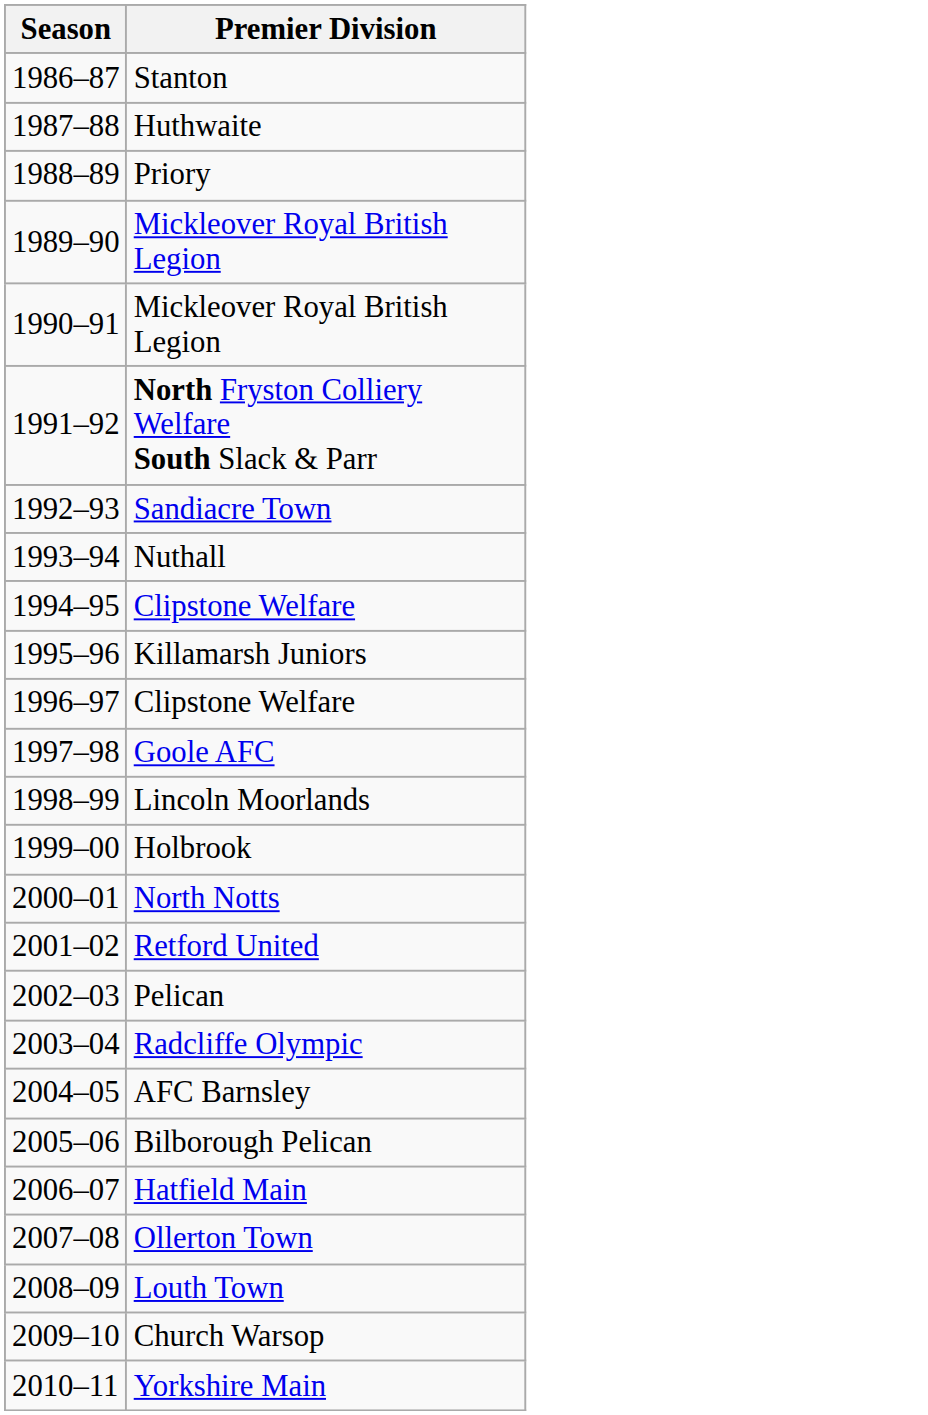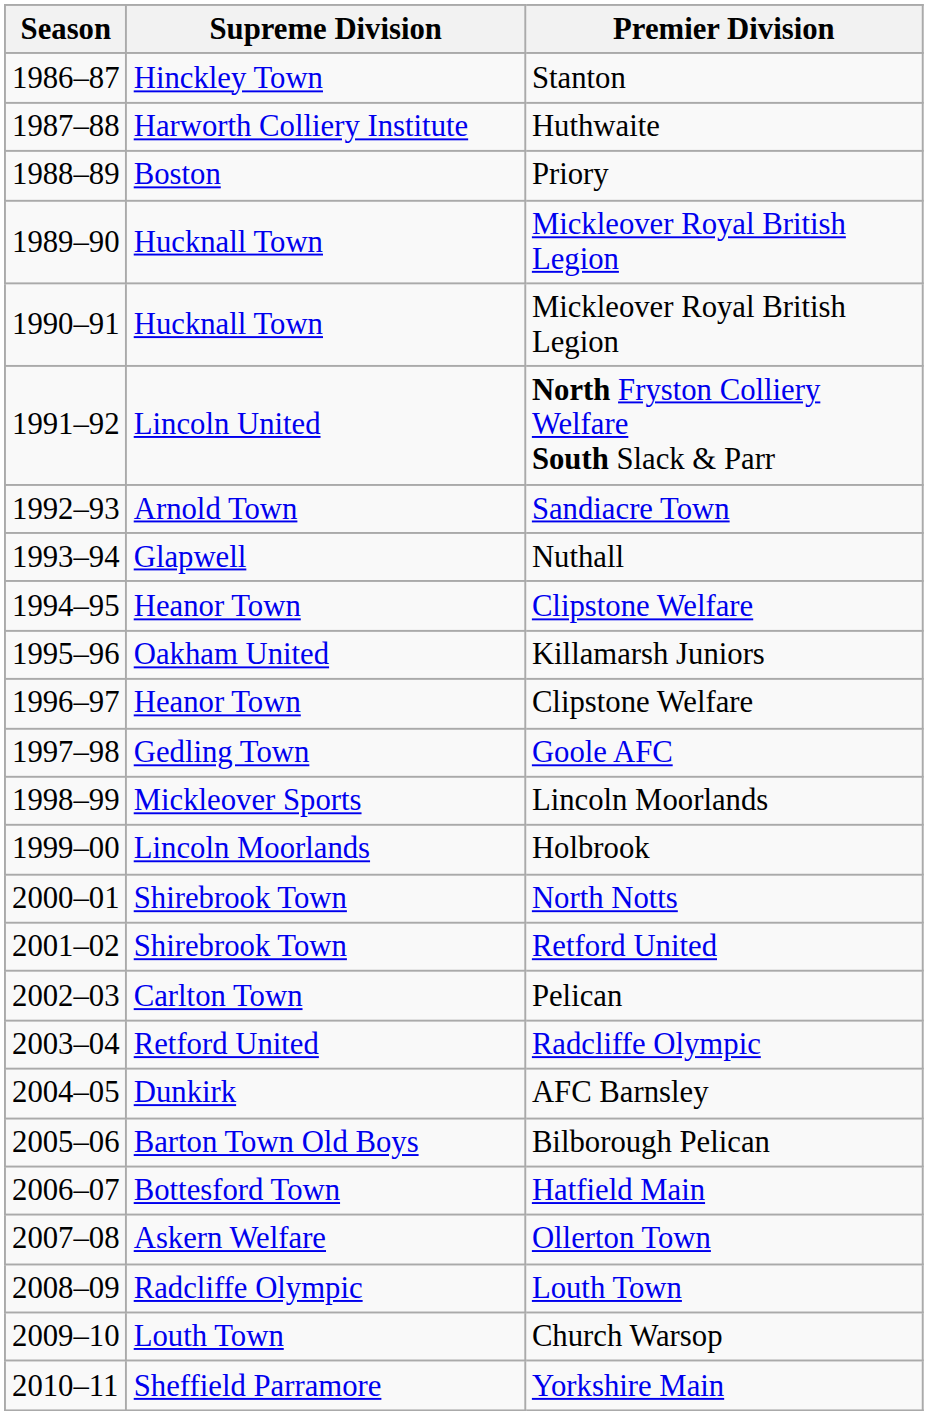+ column: (326, 28)
